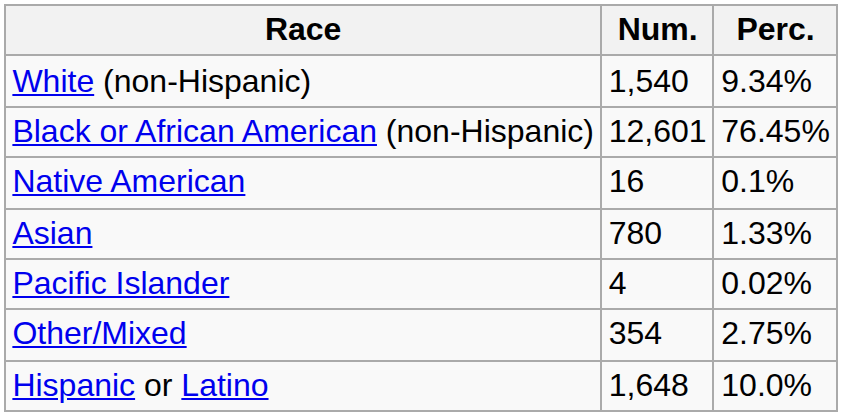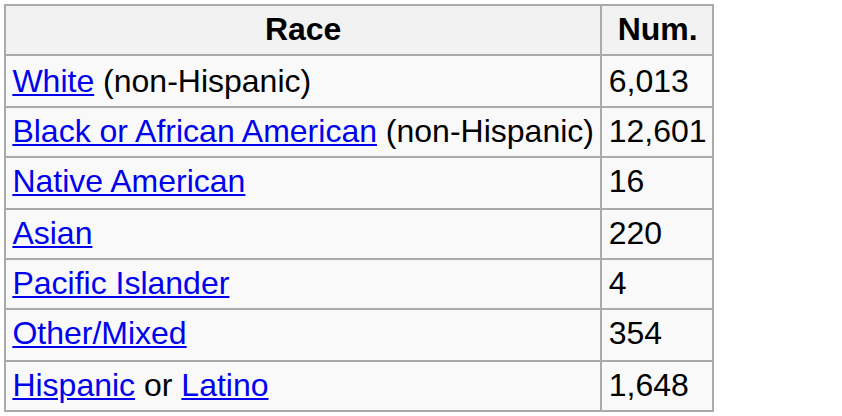- column: (776, 29)
(649, 80) 1,540 -> (649, 80) 6,013
(635, 232) 780 -> (635, 232) 220
